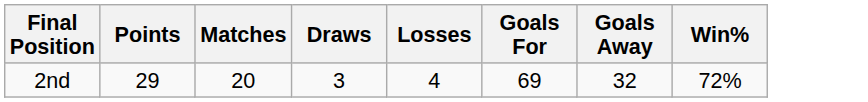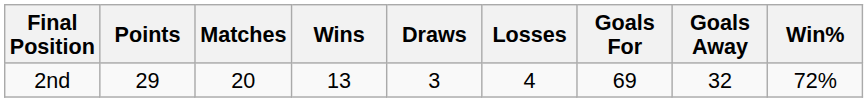+ column: (339, 34)
